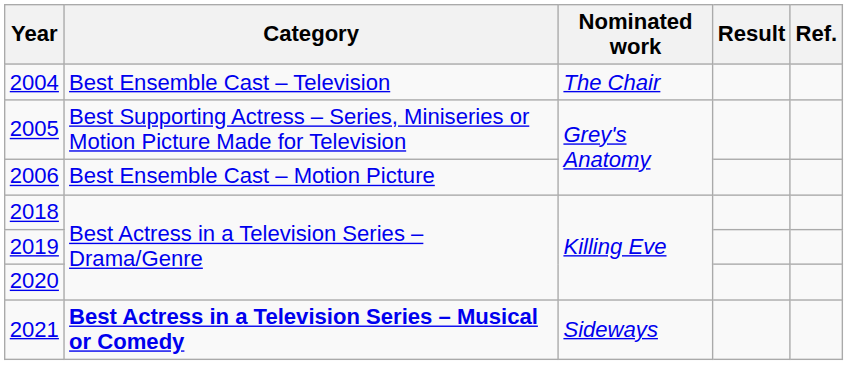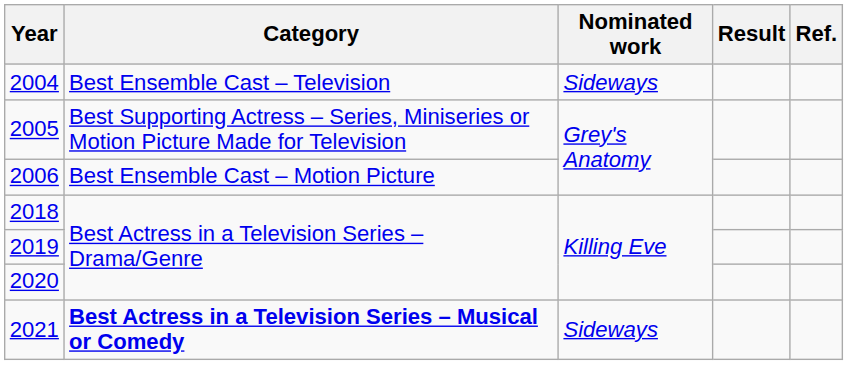(612, 81) The Chair -> (611, 81) Sideways
